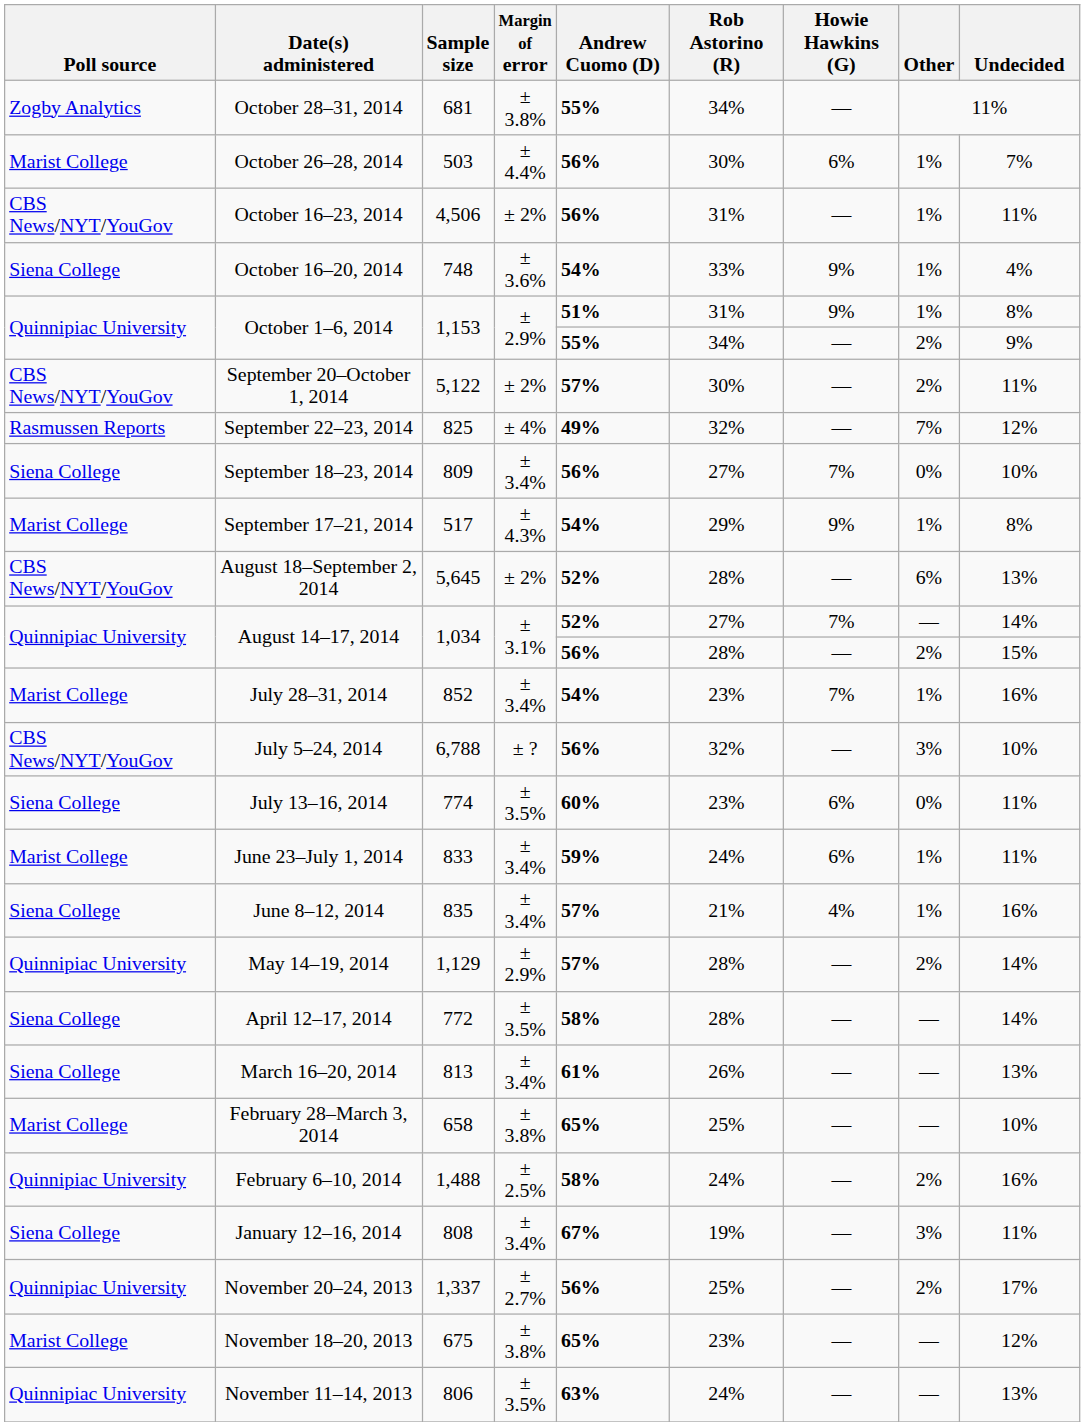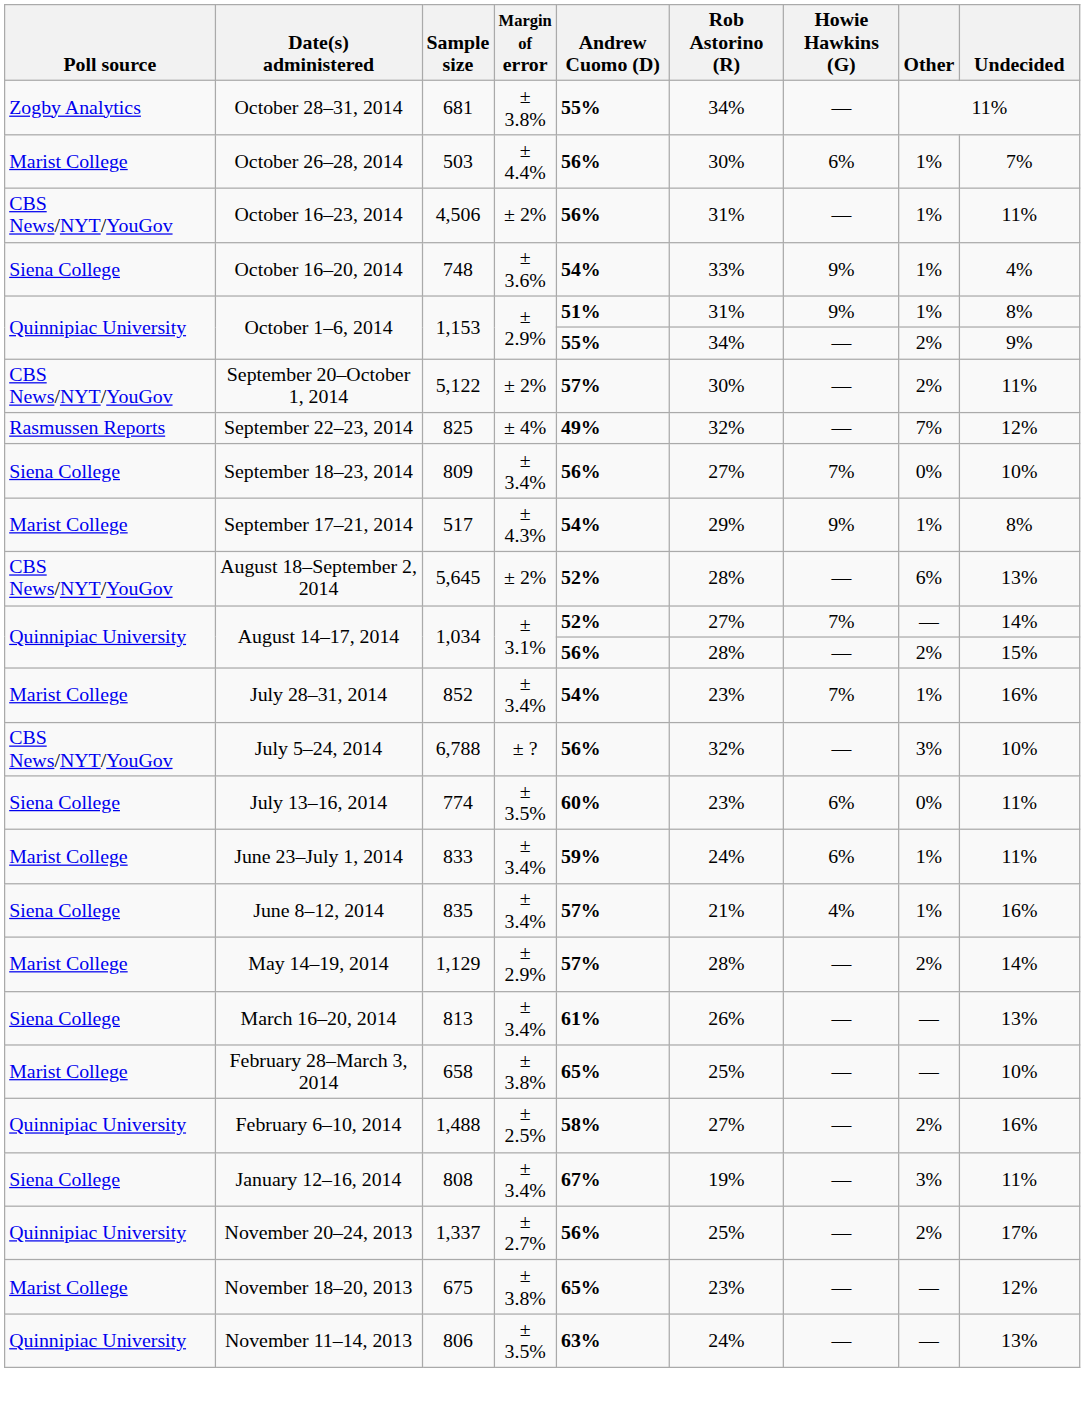(98, 964) Quinnipiac University -> (68, 964) Marist College
- row: (319, 1017)
(726, 1179) 24% -> (726, 1125) 27%
